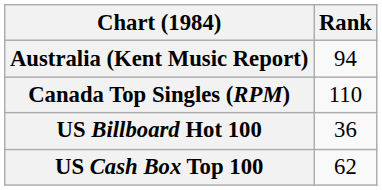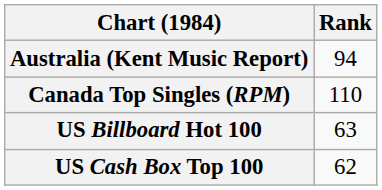(345, 130) 36 -> (345, 130) 63
